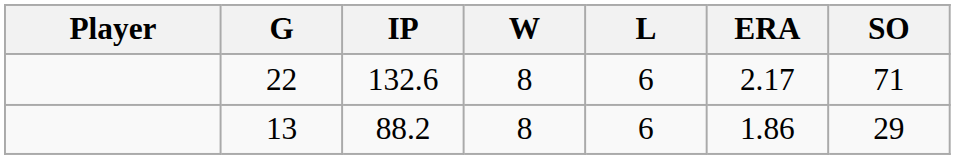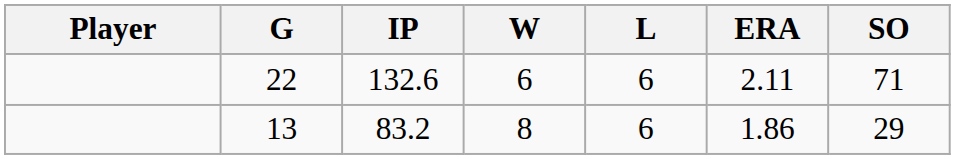(525, 79) 8 -> (525, 79) 6
(767, 79) 2.17 -> (767, 79) 2.11
(403, 128) 88.2 -> (403, 128) 83.2
